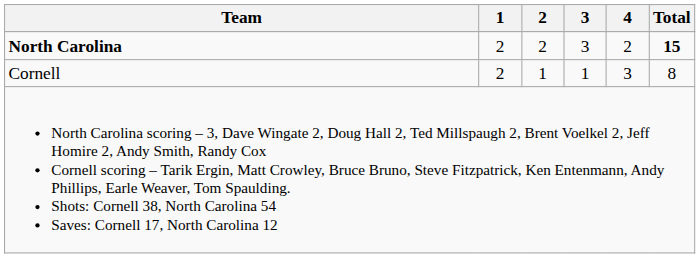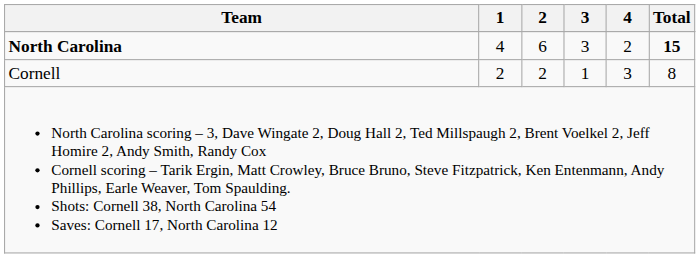(500, 45) 2 -> (500, 45) 4
(543, 45) 2 -> (543, 45) 6
(543, 73) 1 -> (543, 73) 2
